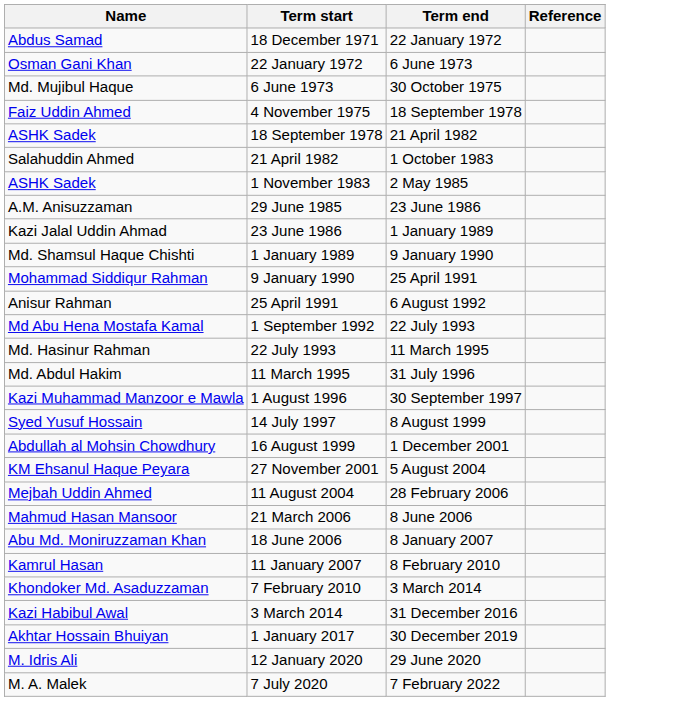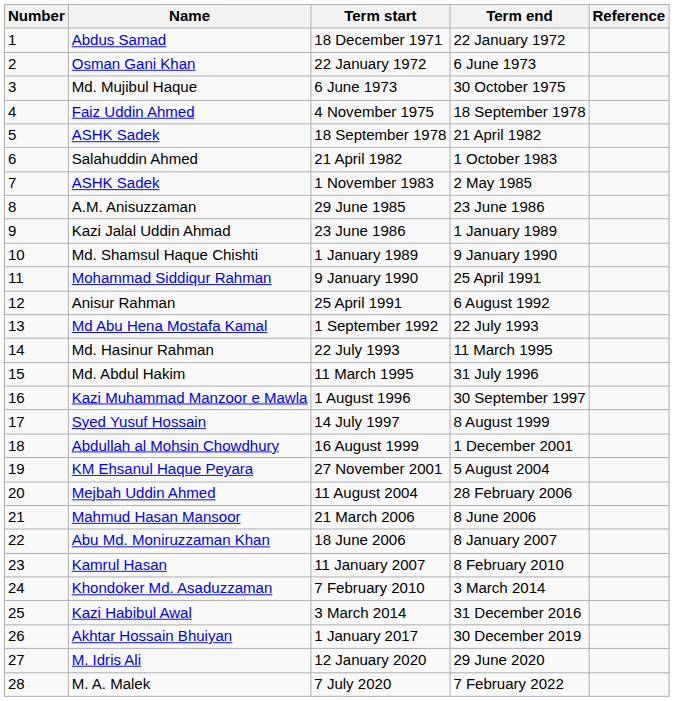+ column: (36, 16)
